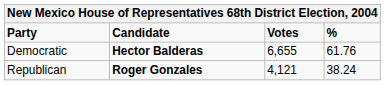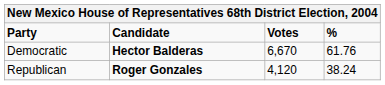(282, 51) 6,655 -> (282, 51) 6,670
(282, 70) 4,121 -> (282, 70) 4,120
